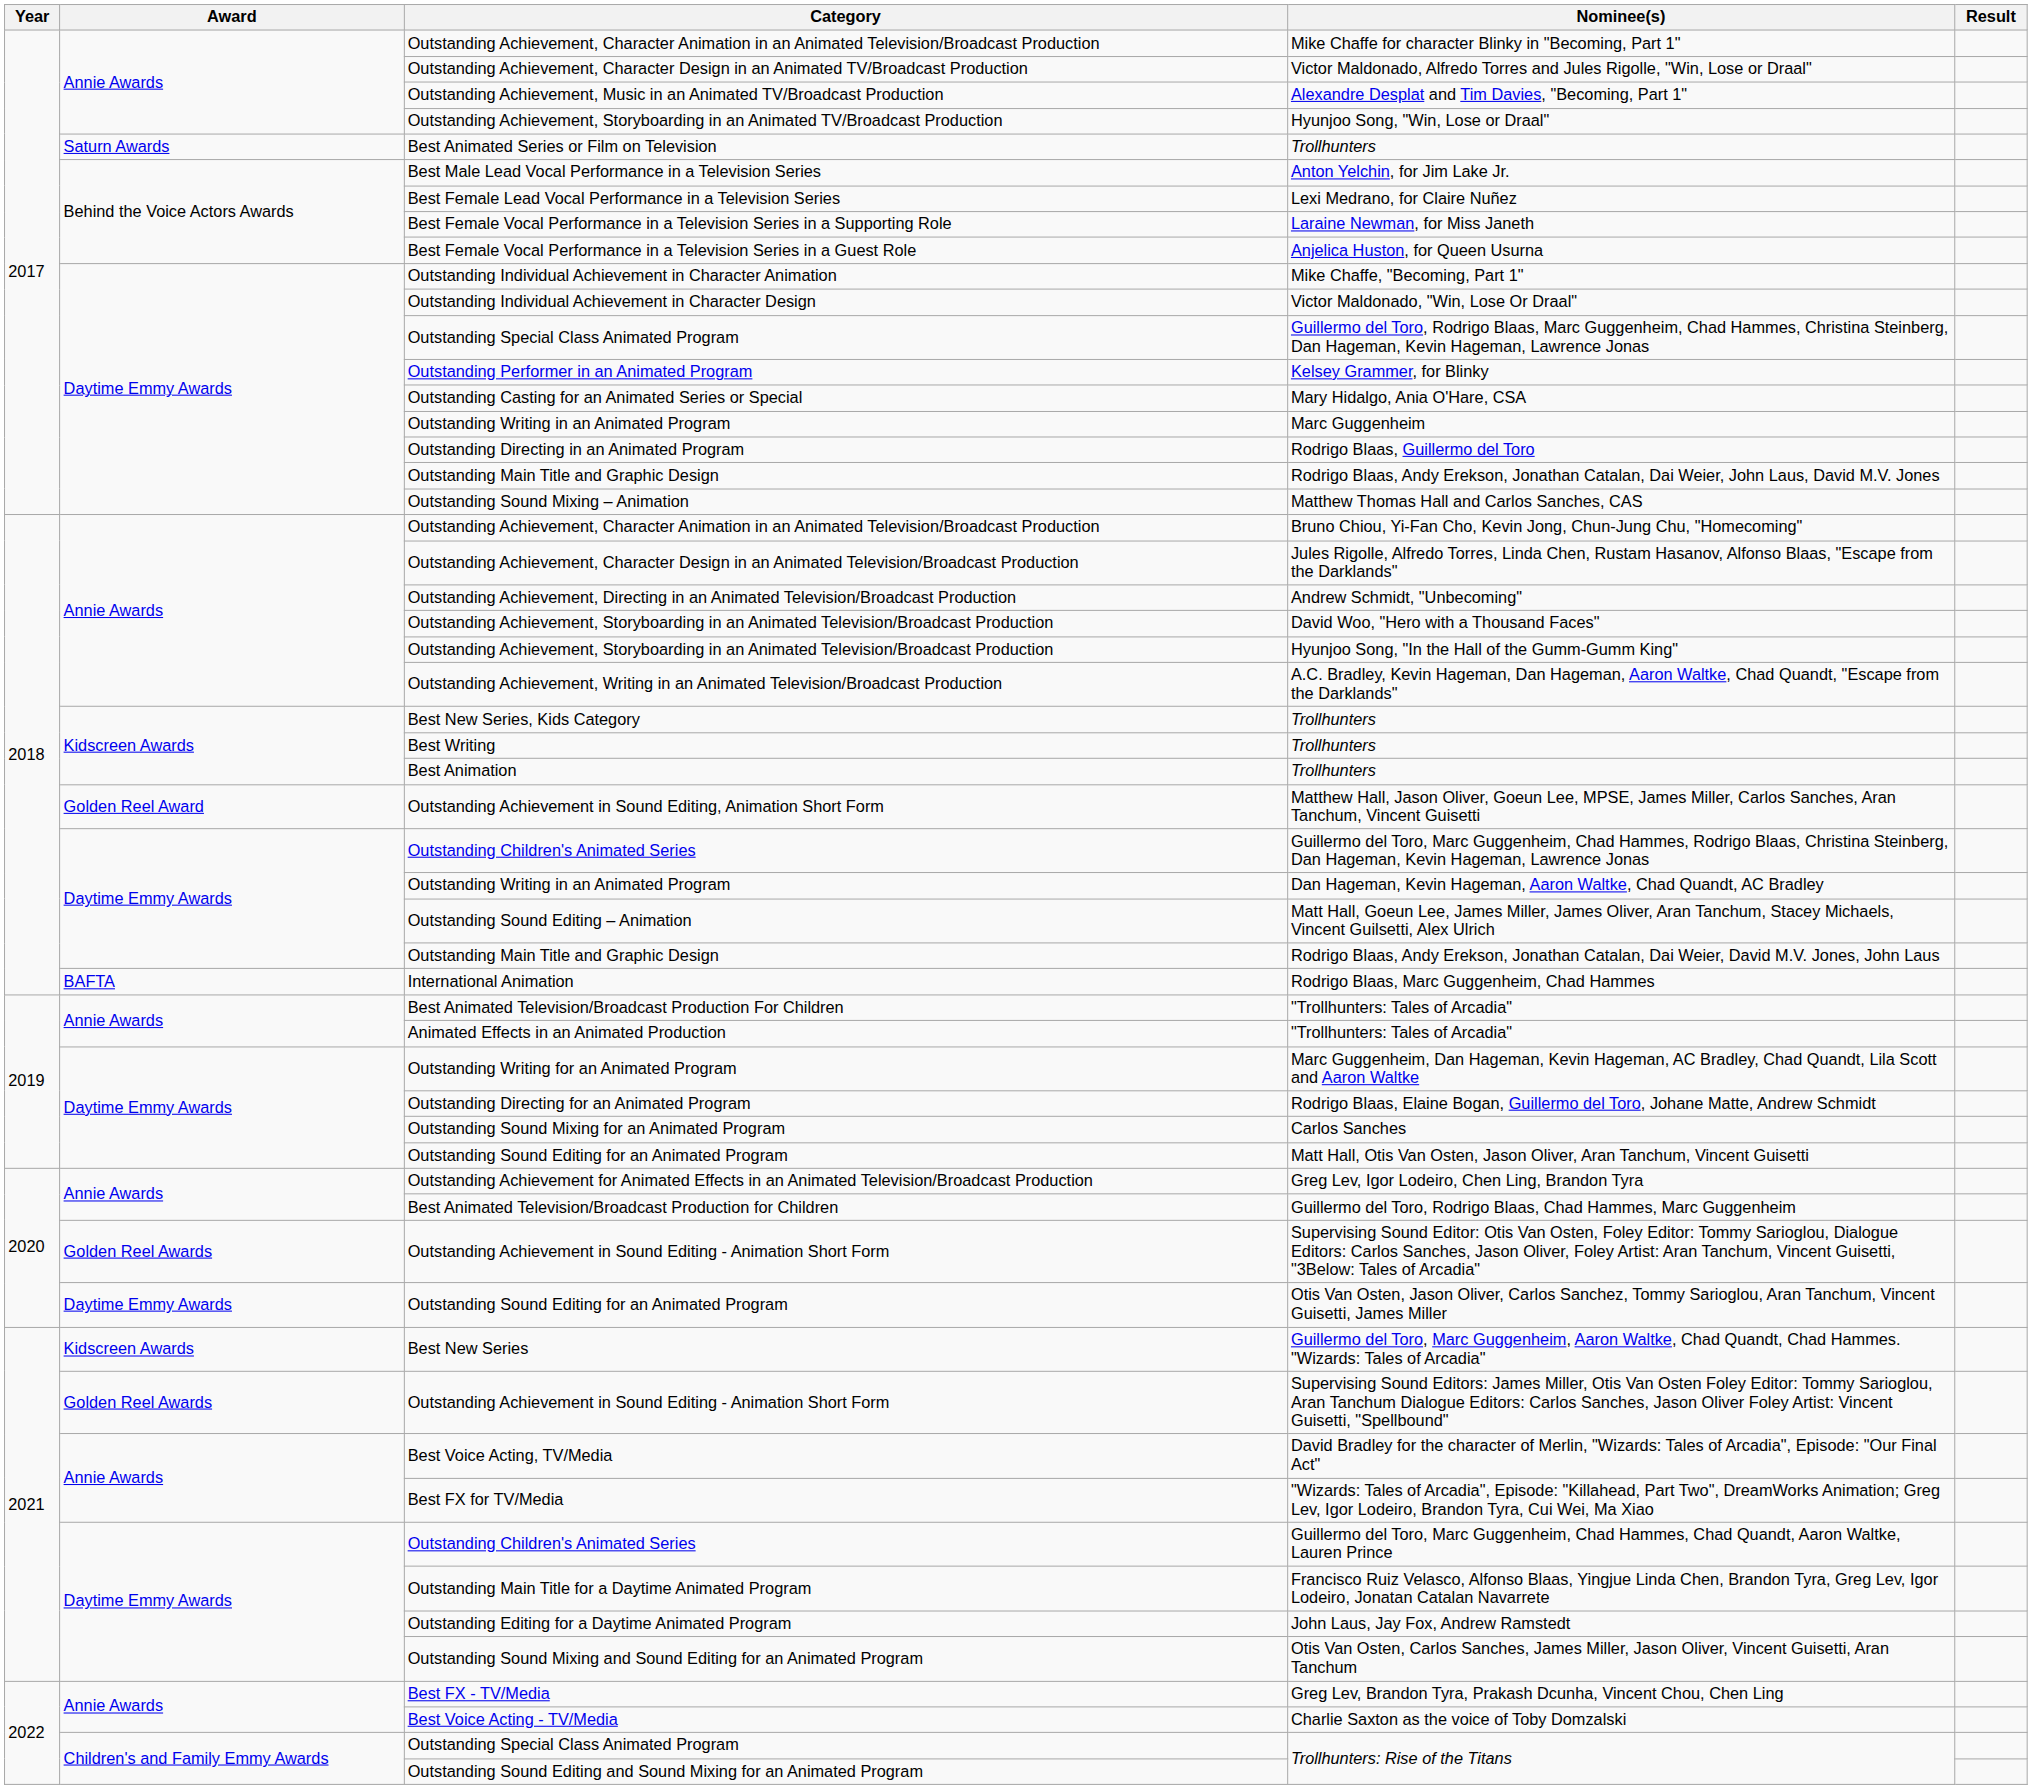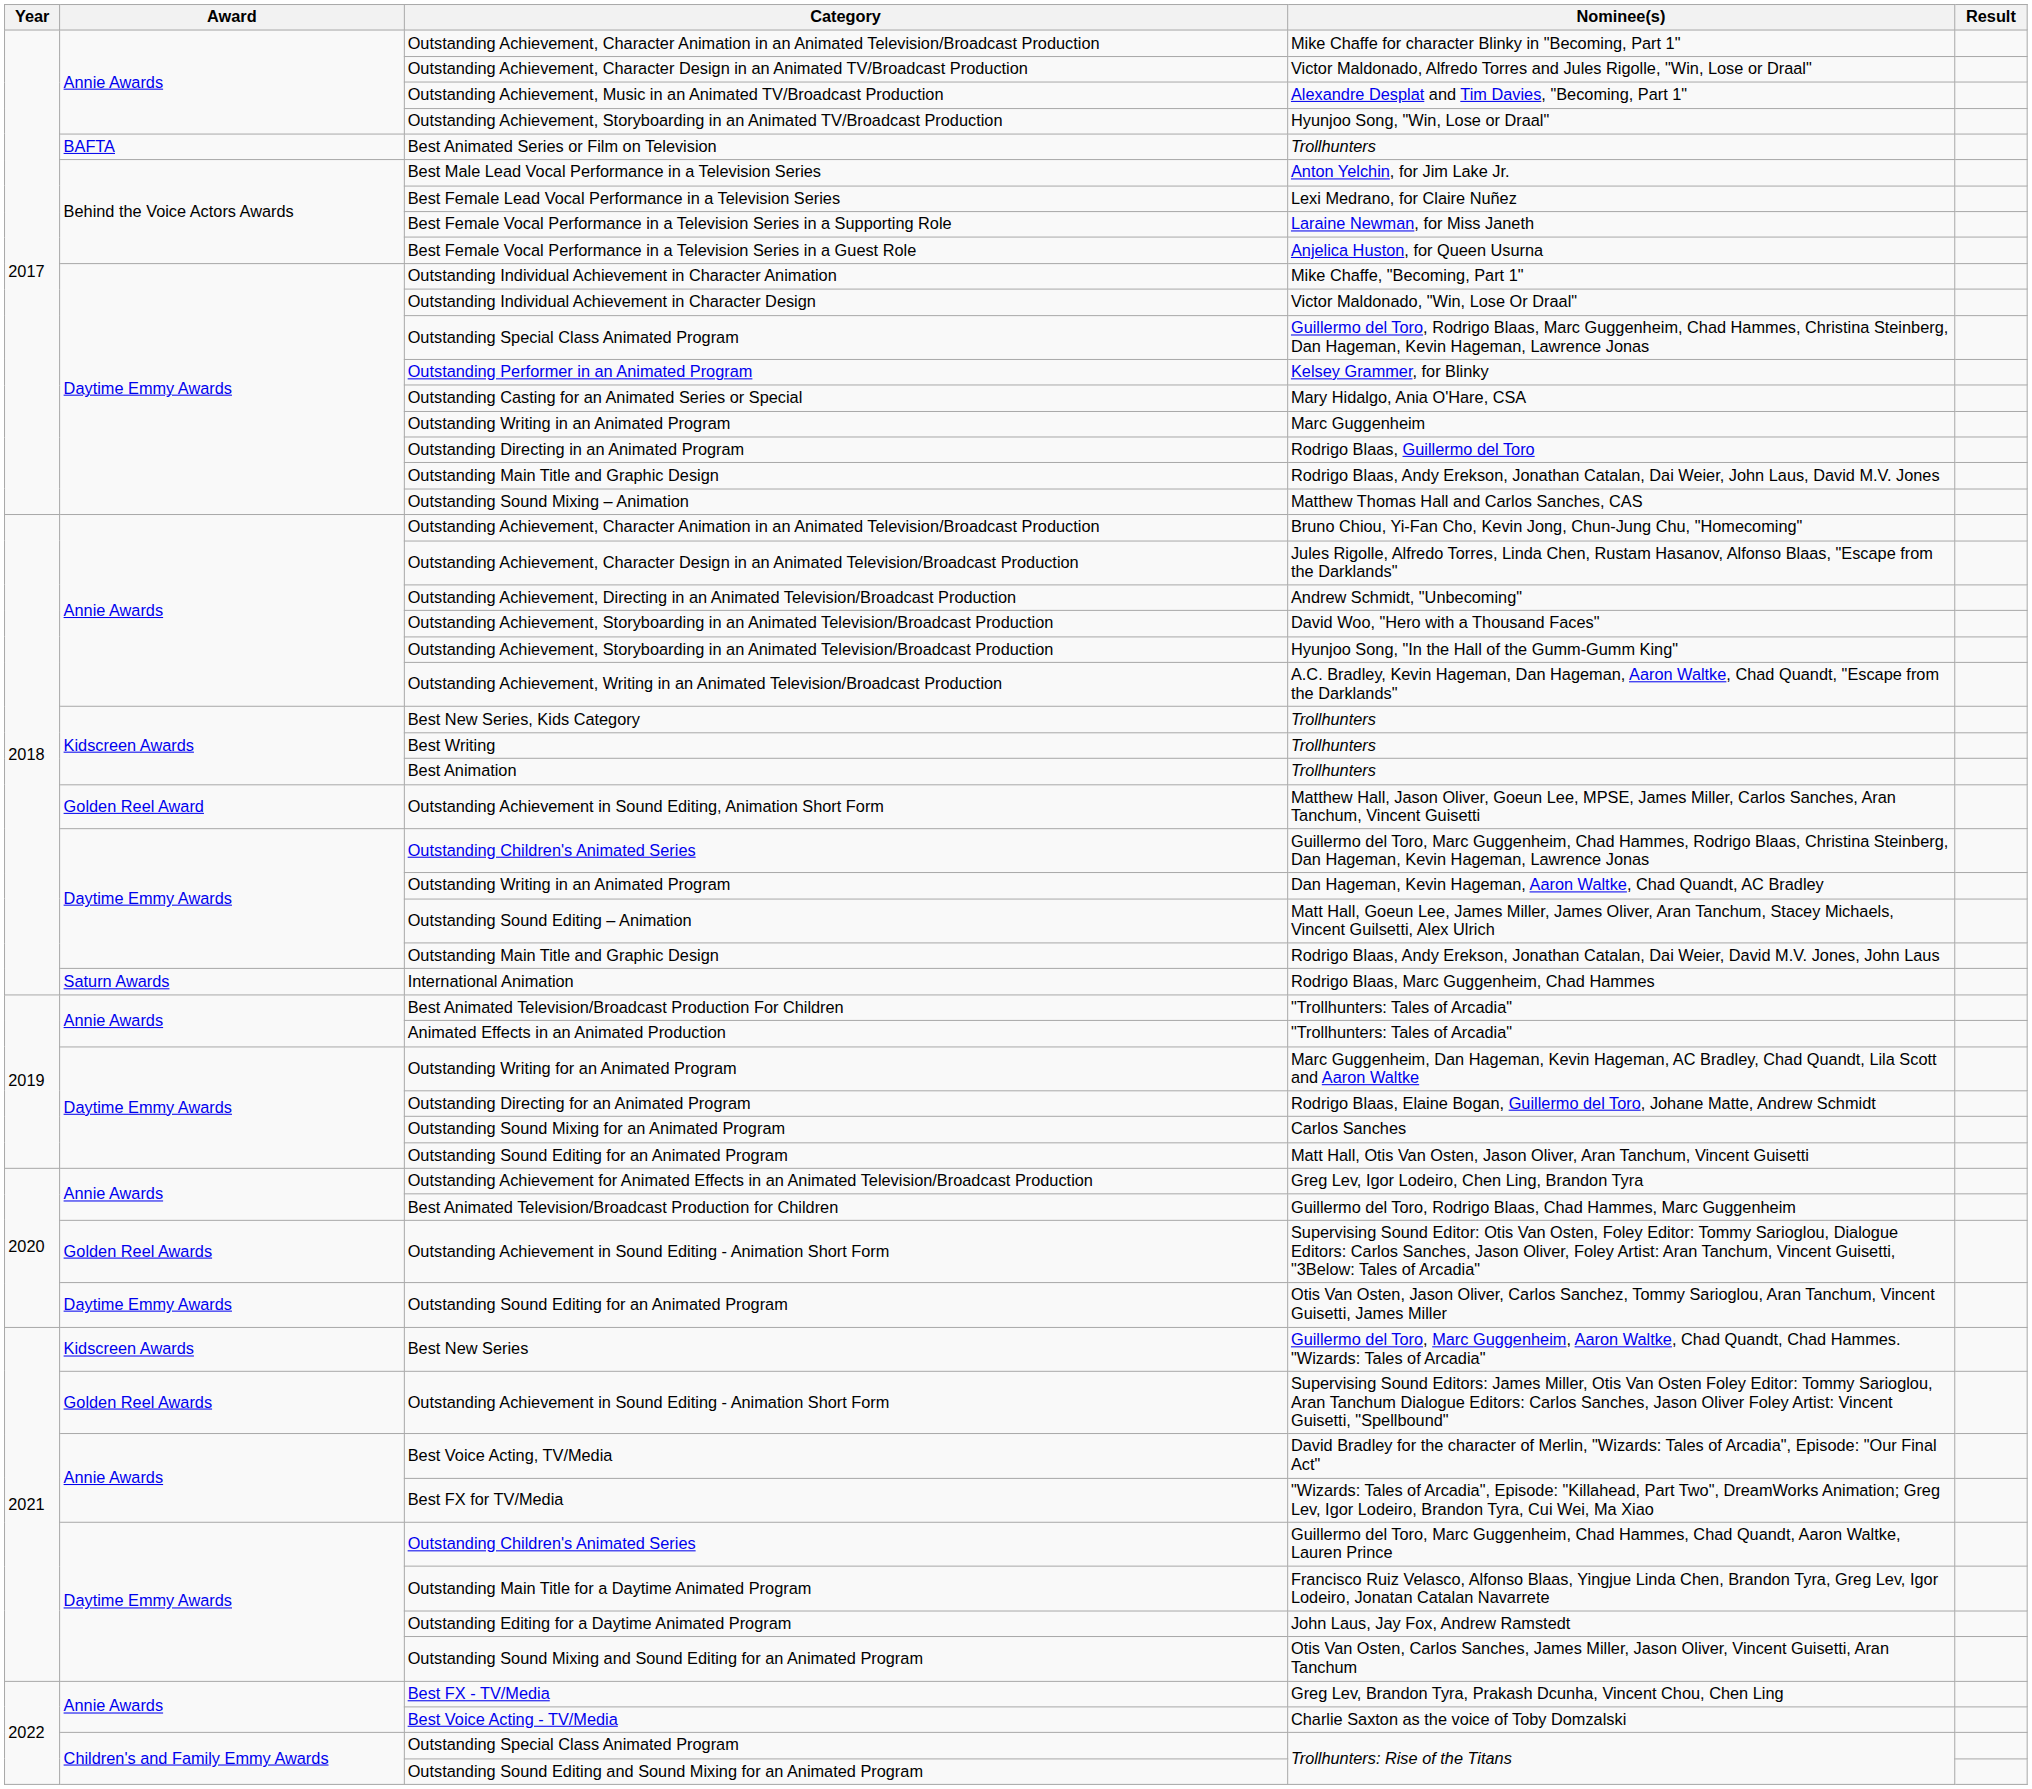(117, 146) Saturn Awards -> (89, 146) BAFTA
(89, 981) BAFTA -> (117, 981) Saturn Awards
